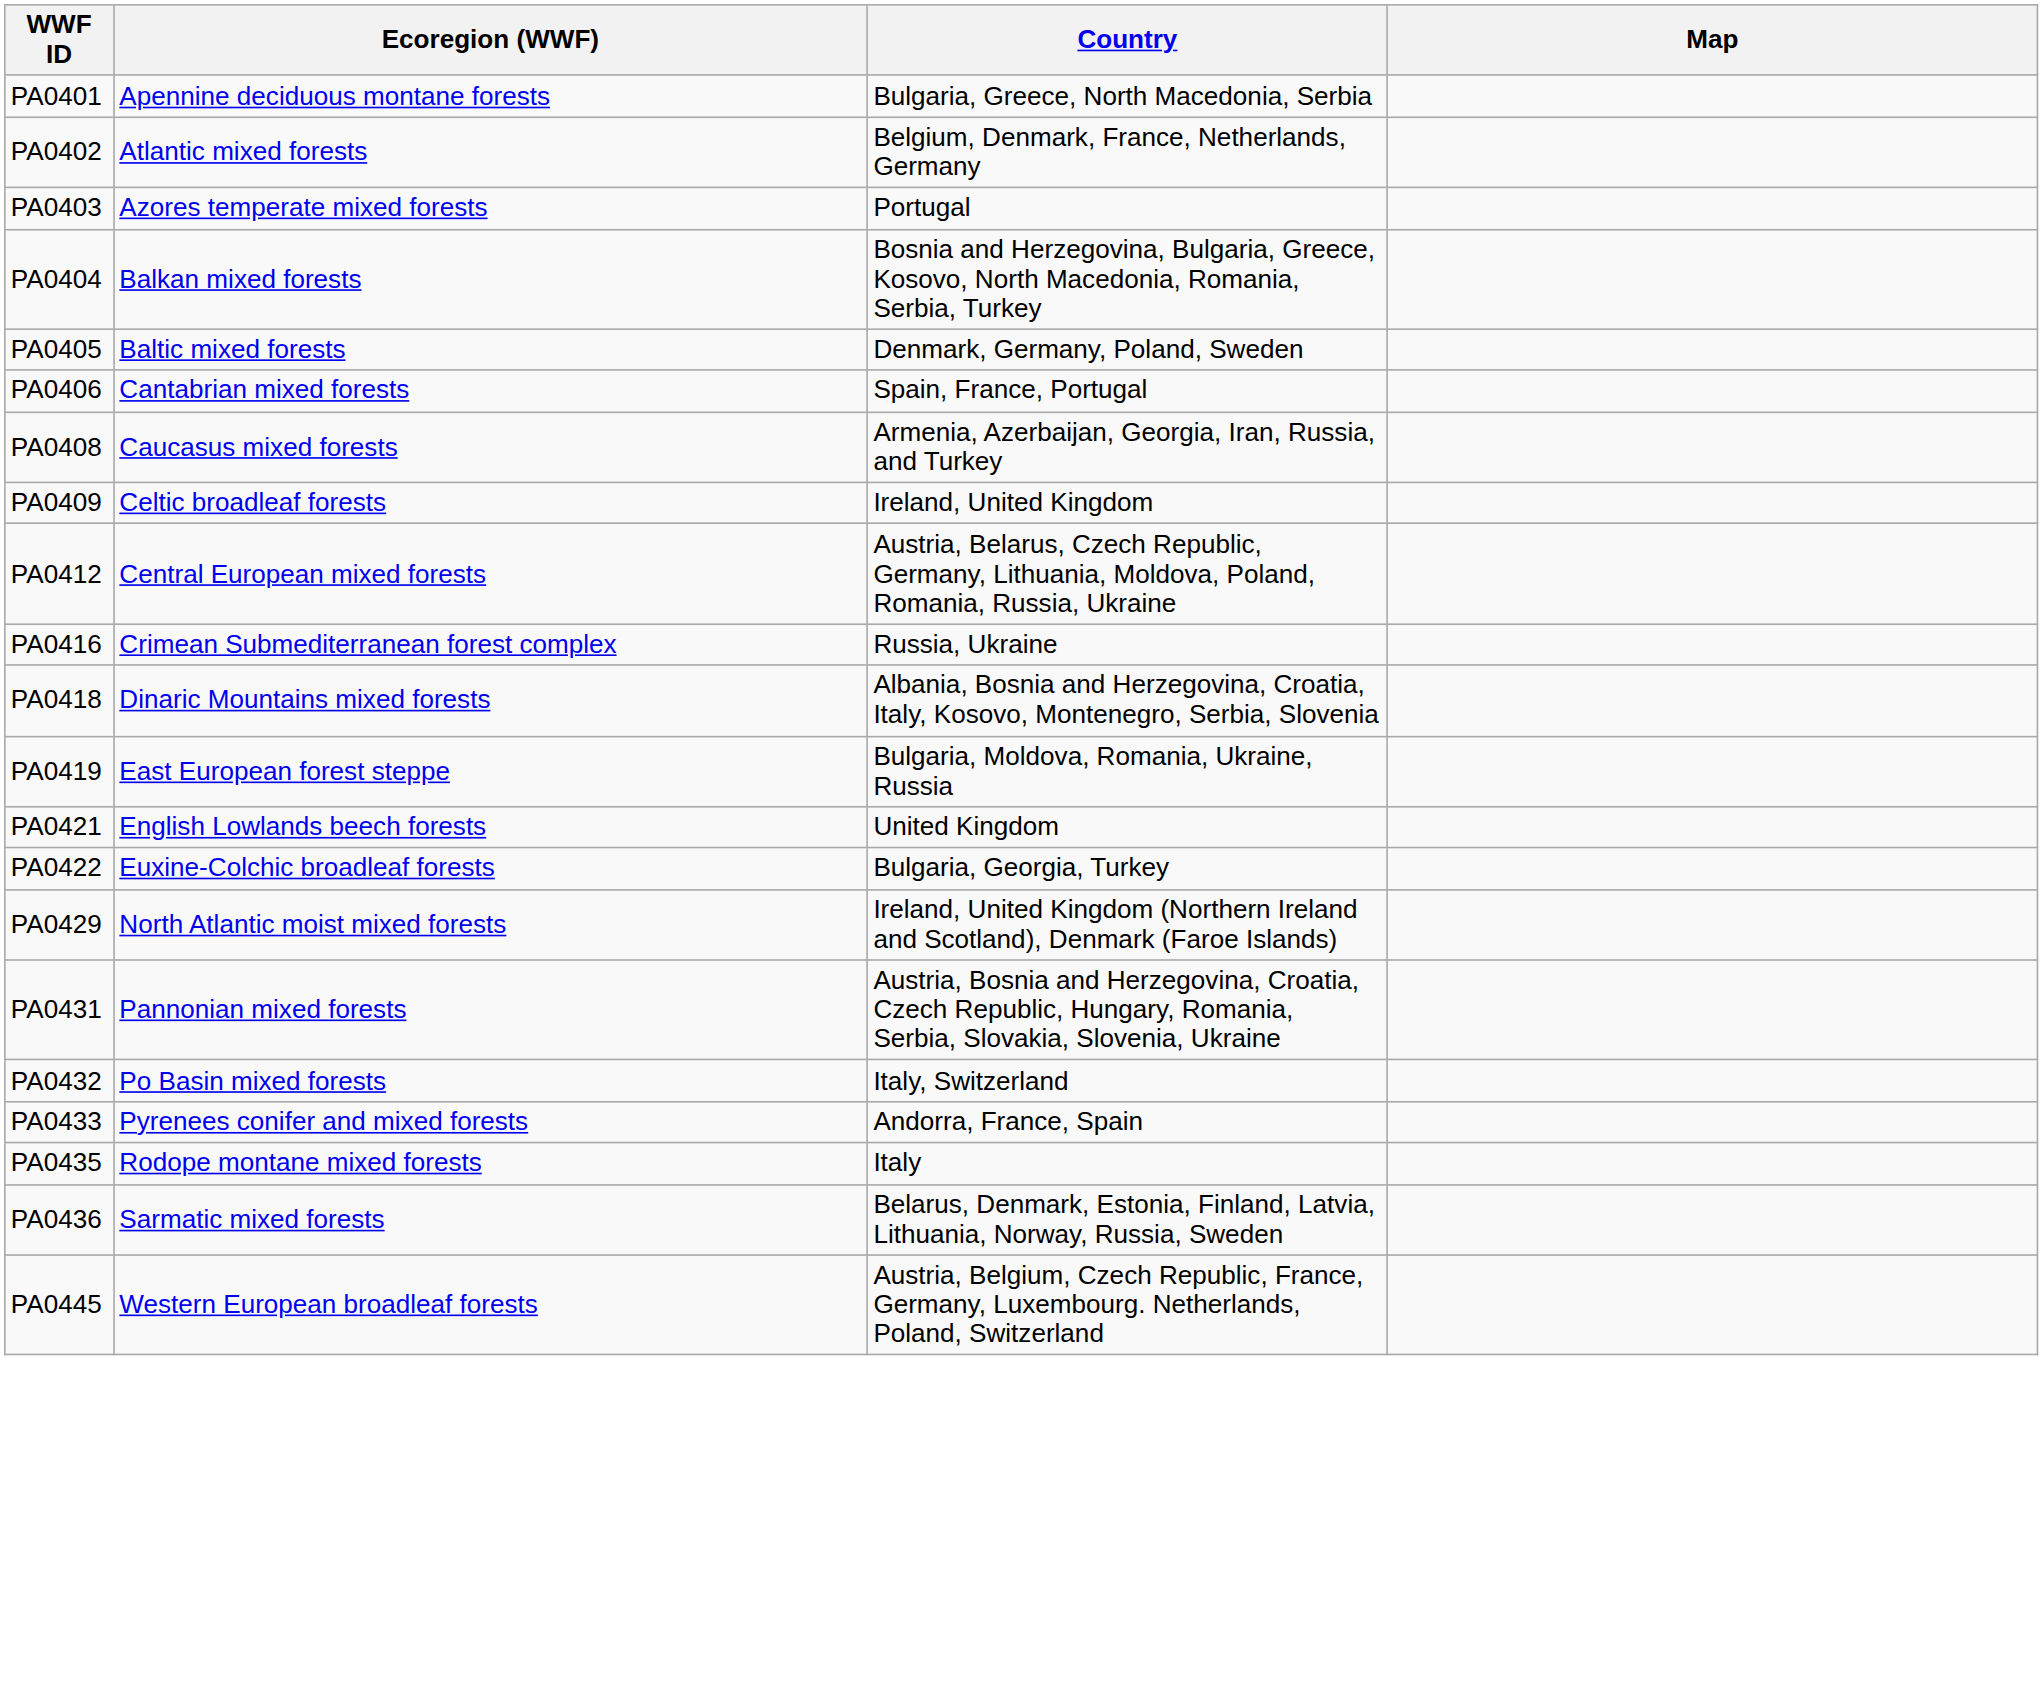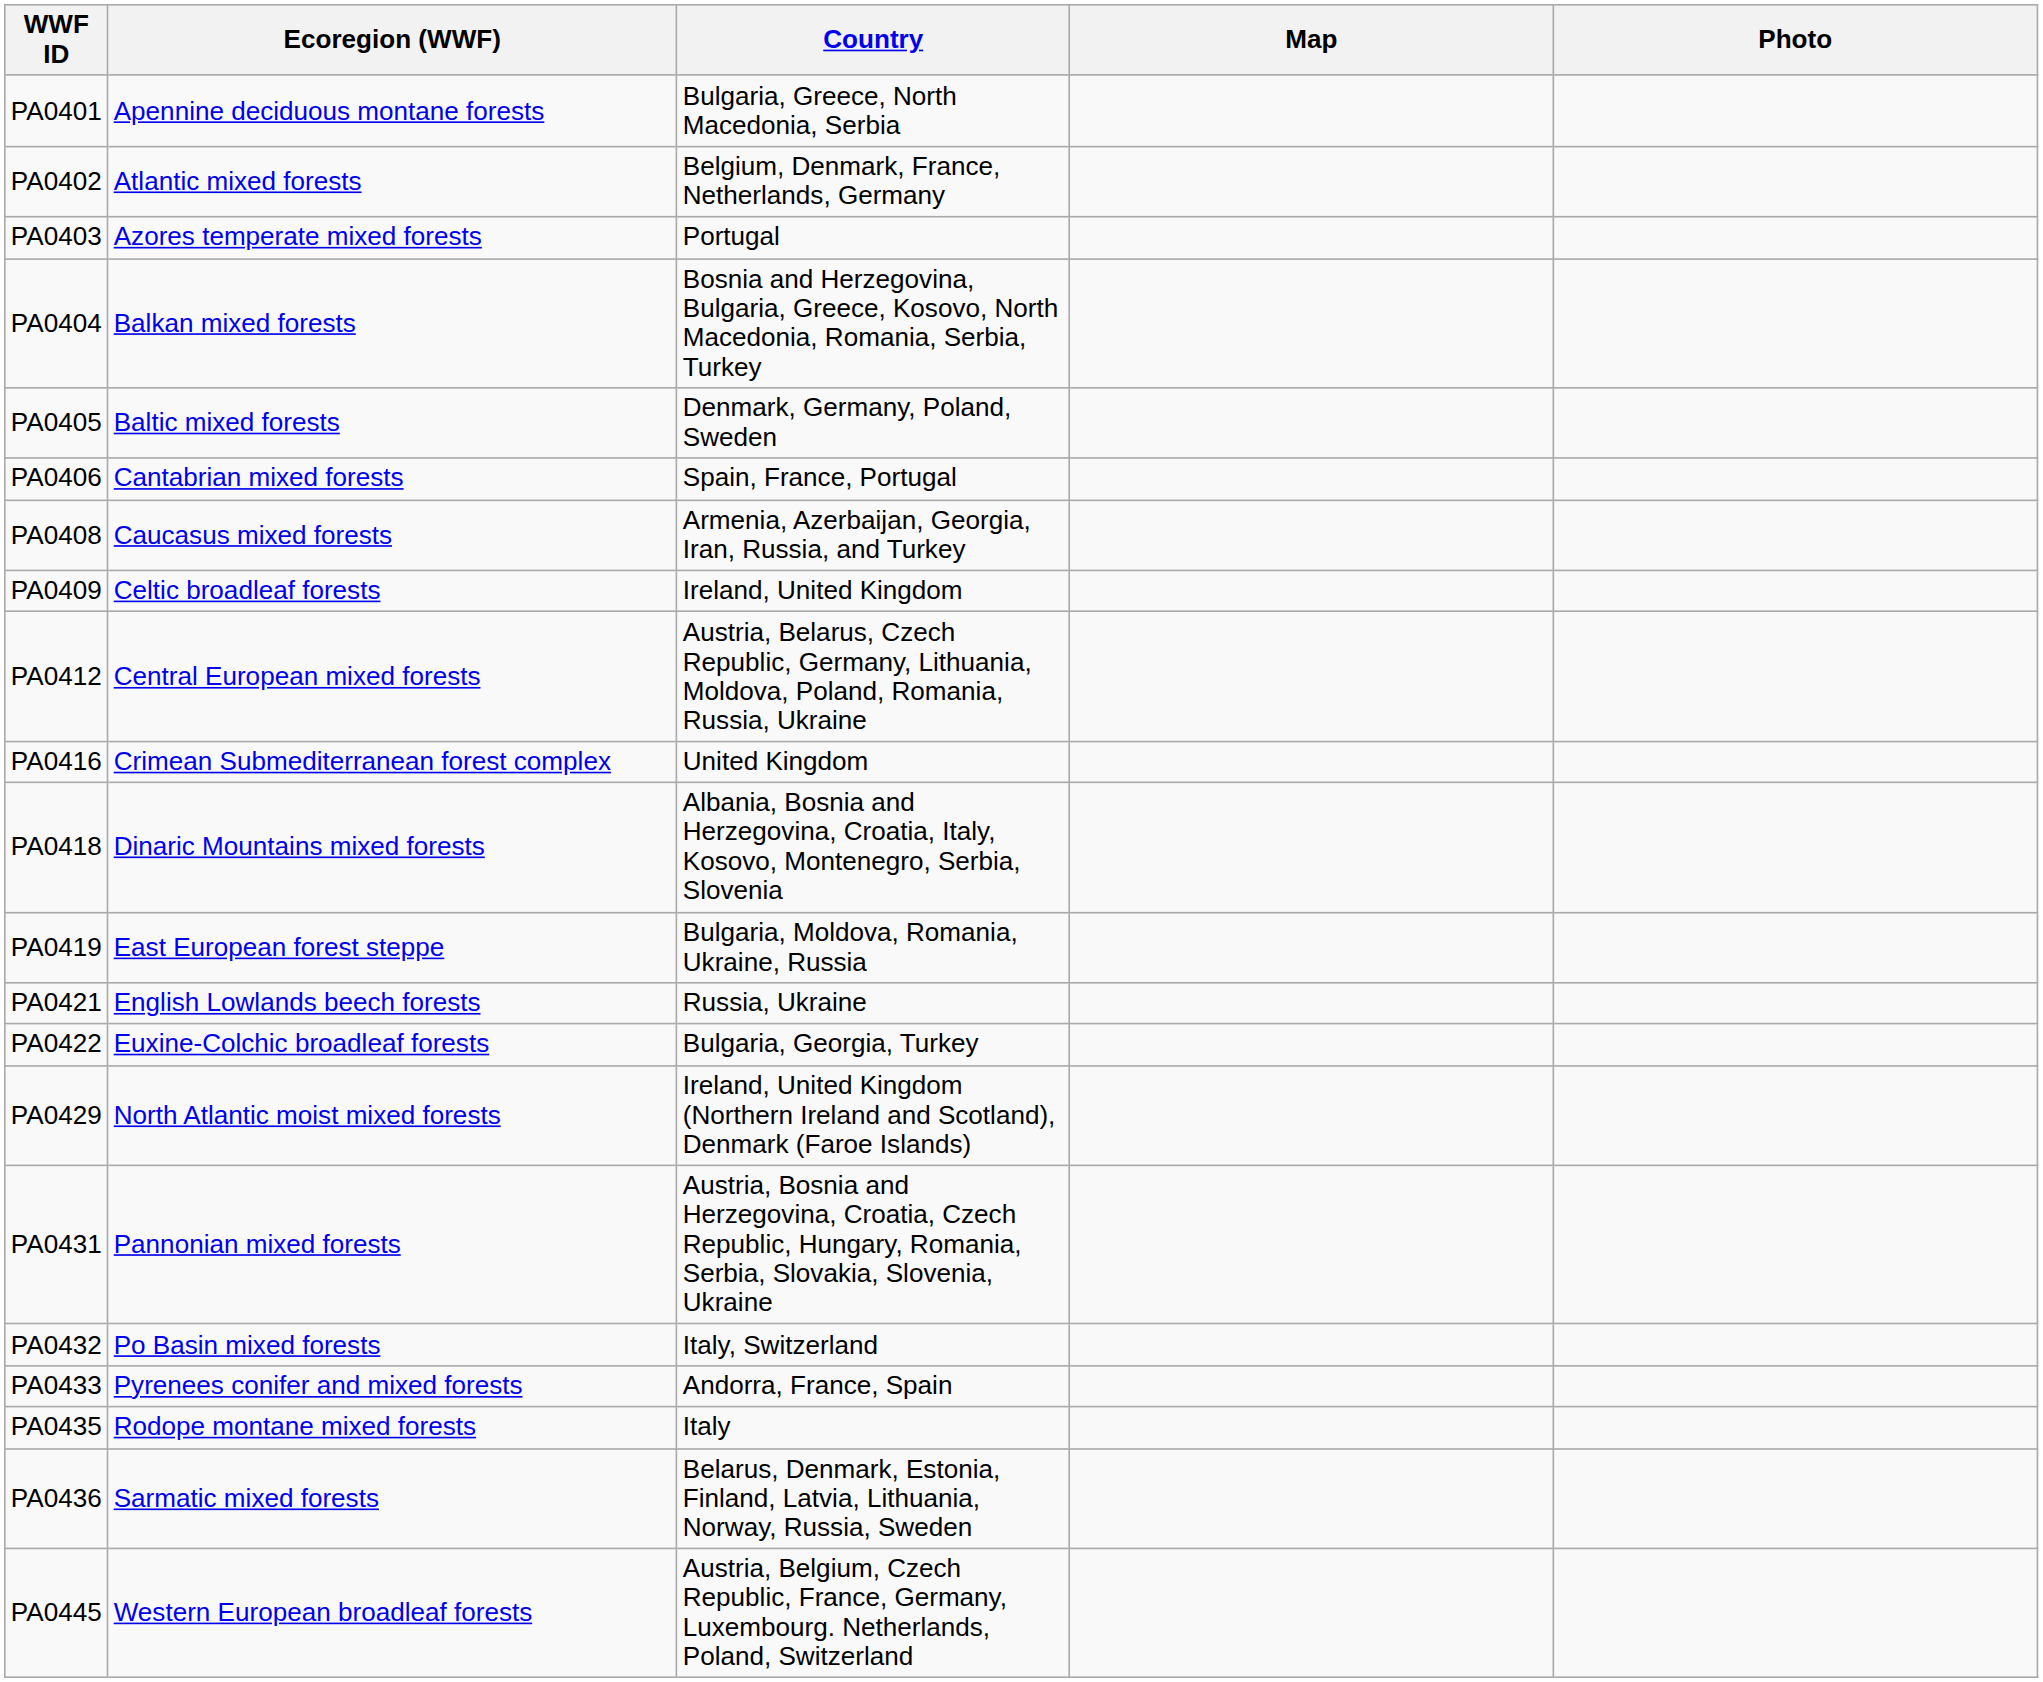+ column: (1795, 39)
(965, 644) Russia, Ukraine -> (776, 761) United Kingdom
(966, 826) United Kingdom -> (775, 1002) Russia, Ukraine
